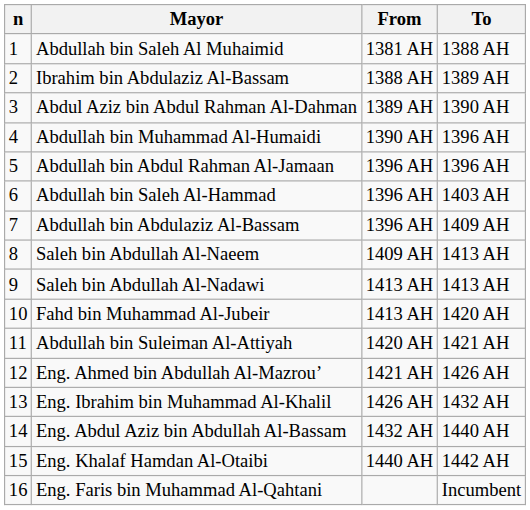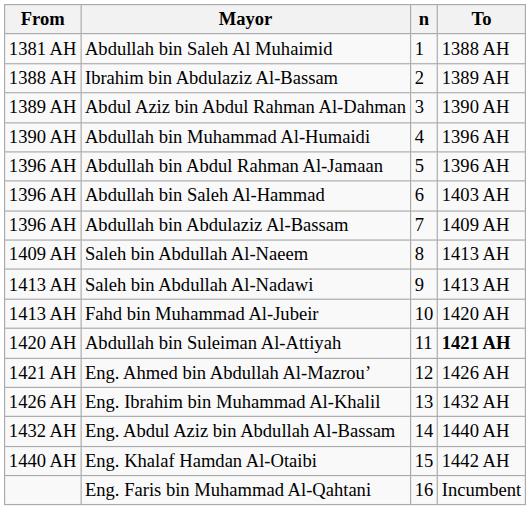columns swapped: (18, 19) <-> (399, 19)
(476, 343) normal -> (476, 343) bold
